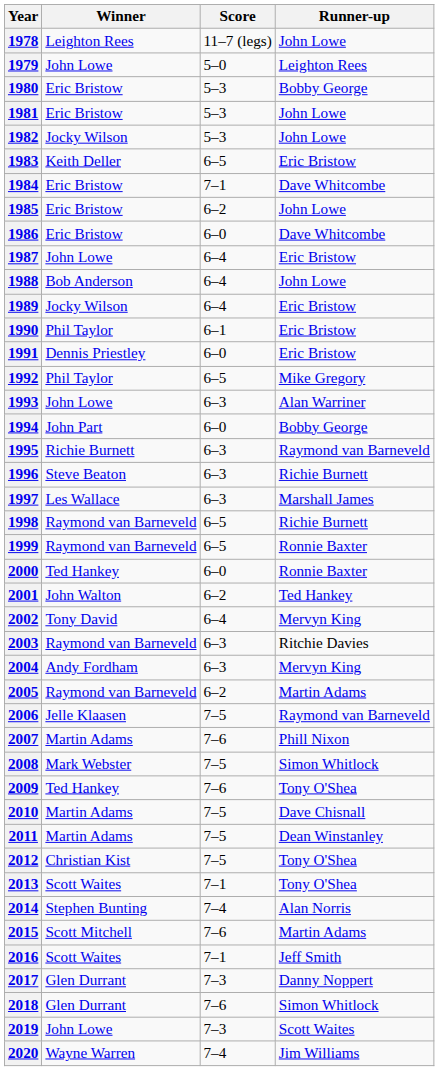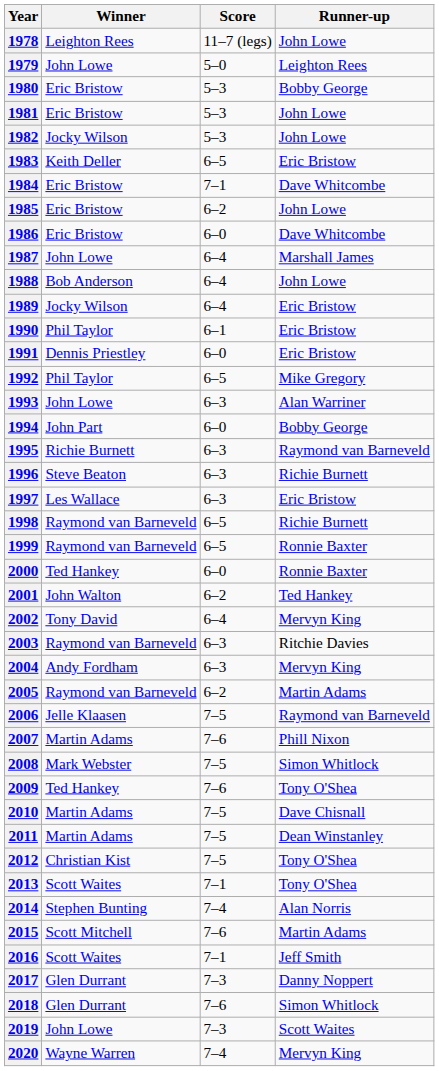(317, 257) Eric Bristow -> (326, 257) Marshall James
(326, 498) Marshall James -> (317, 498) Eric Bristow
(319, 1053) Jim Williams -> (320, 1053) Mervyn King
